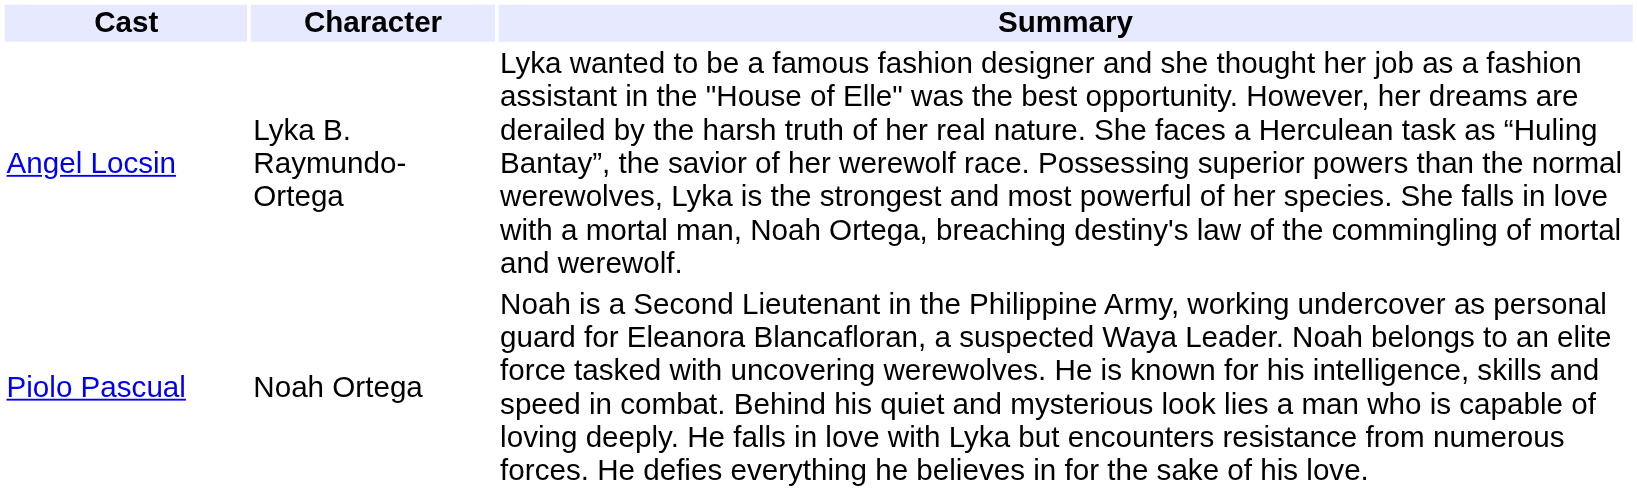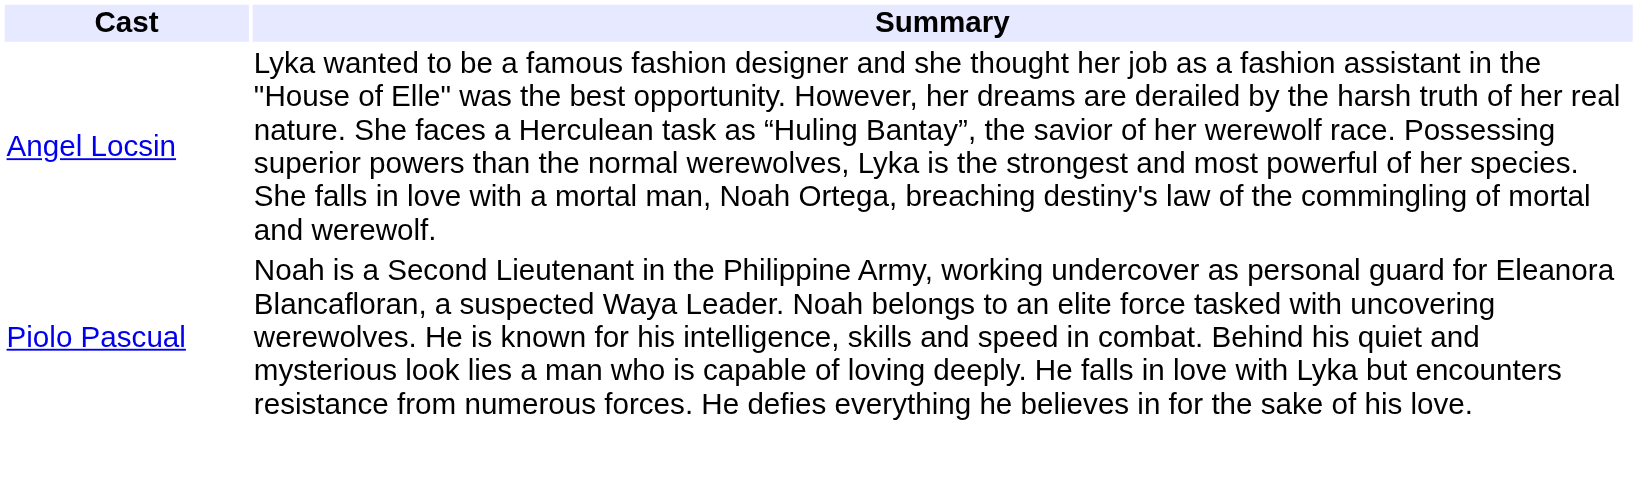- column: (373, 22)
